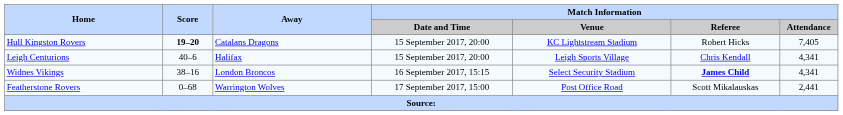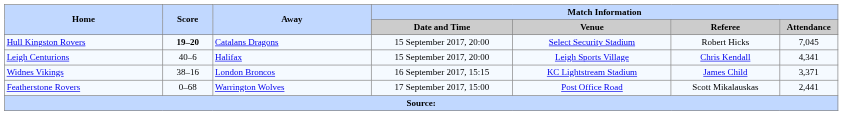(592, 42) KC Lightstream Stadium -> (592, 42) Select Security Stadium
(809, 42) 7,405 -> (809, 42) 7,045
(592, 72) Select Security Stadium -> (592, 72) KC Lightstream Stadium
(725, 72) bold -> (725, 72) normal
(809, 72) 4,341 -> (809, 72) 3,371
